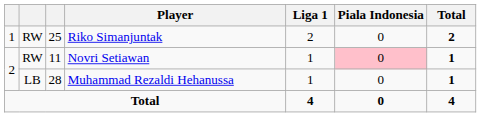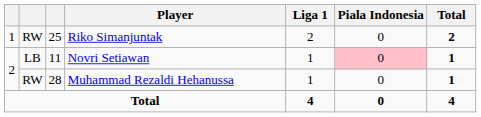(32, 58) RW -> (32, 58) LB
(32, 80) LB -> (32, 80) RW
